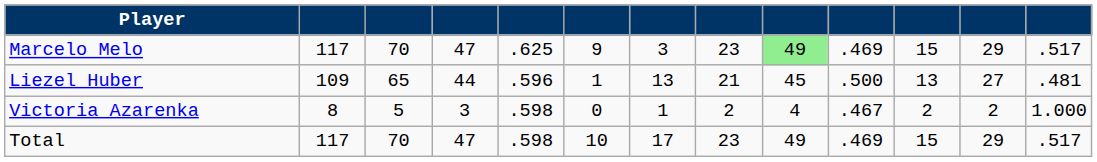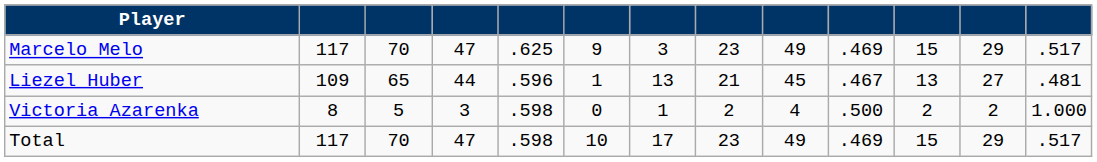(795, 50) lightgreen background -> (795, 50) no background
(861, 80) .500 -> (861, 80) .467
(861, 111) .467 -> (861, 111) .500
